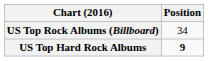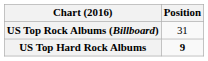(182, 30) 34 -> (182, 30) 31
